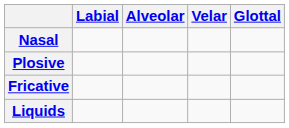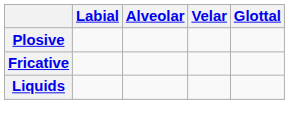- row: (38, 39)
